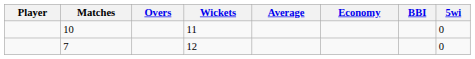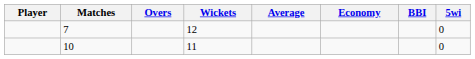rows swapped: (66, 46) <-> (68, 29)
